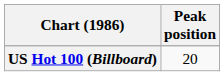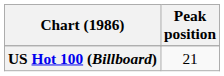(190, 58) 20 -> (190, 58) 21
